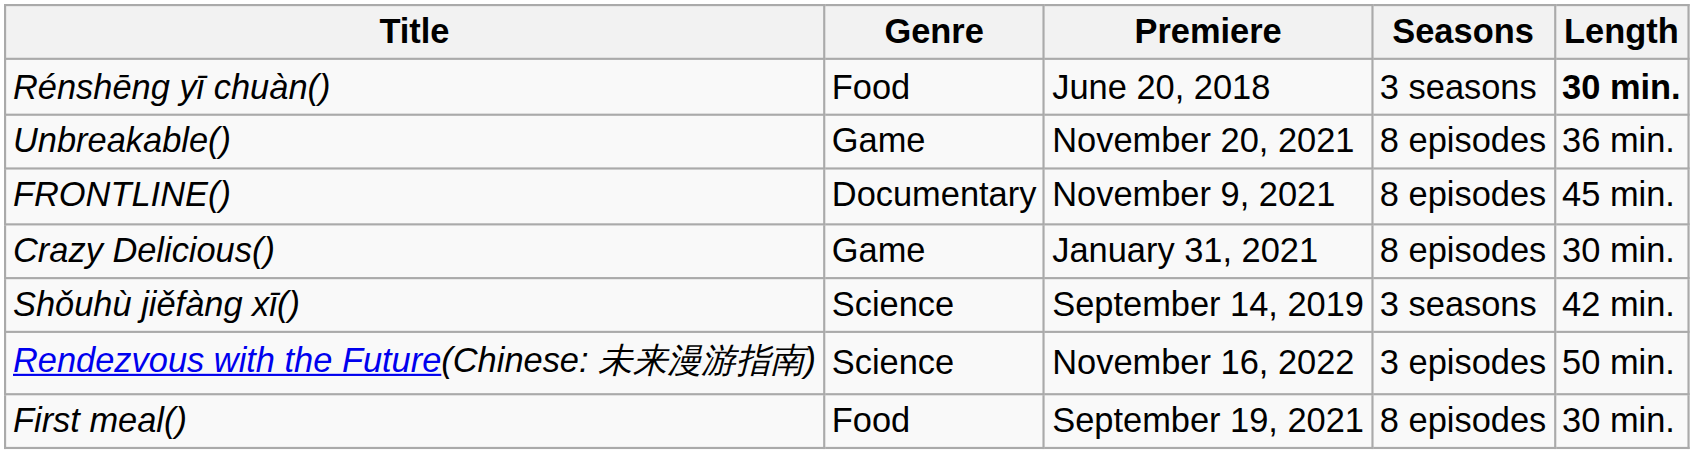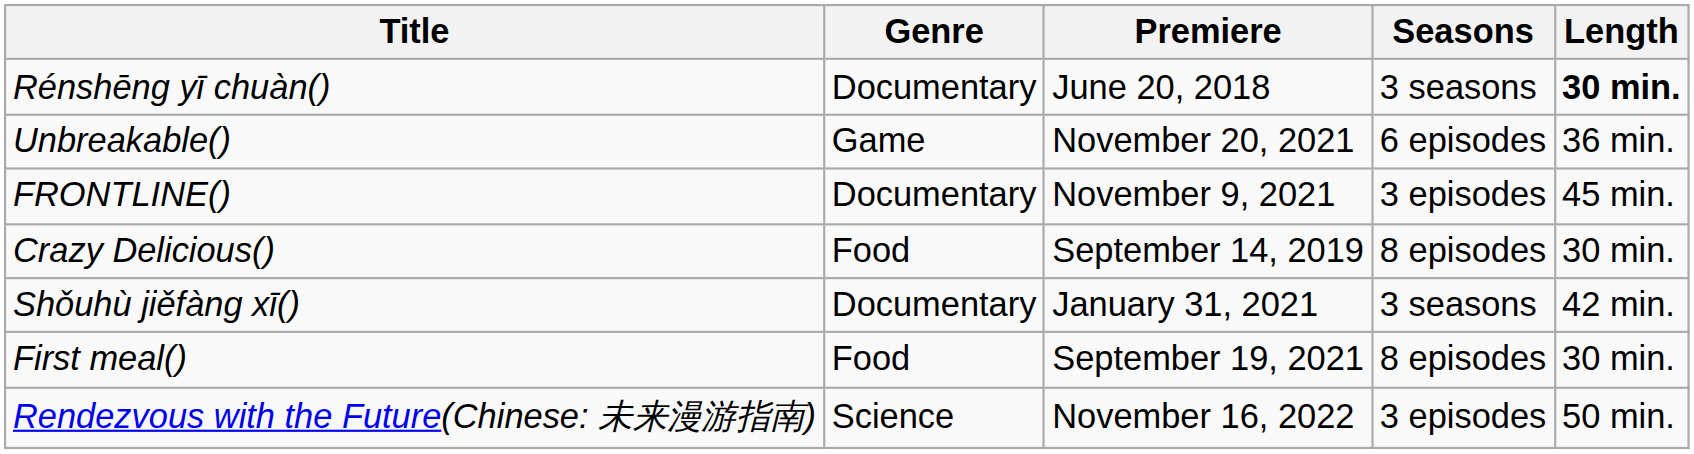(871, 86) Food -> (934, 86) Documentary
(1463, 140) 8 episodes -> (1463, 140) 6 episodes
(1463, 195) 8 episodes -> (1463, 195) 3 episodes
(879, 250) Game -> (871, 250) Food
(1185, 250) January 31, 2021 -> (1208, 250) September 14, 2019
(893, 304) Science -> (934, 304) Documentary
(1208, 304) September 14, 2019 -> (1185, 304) January 31, 2021
rows swapped: (100, 420) <-> (414, 361)
